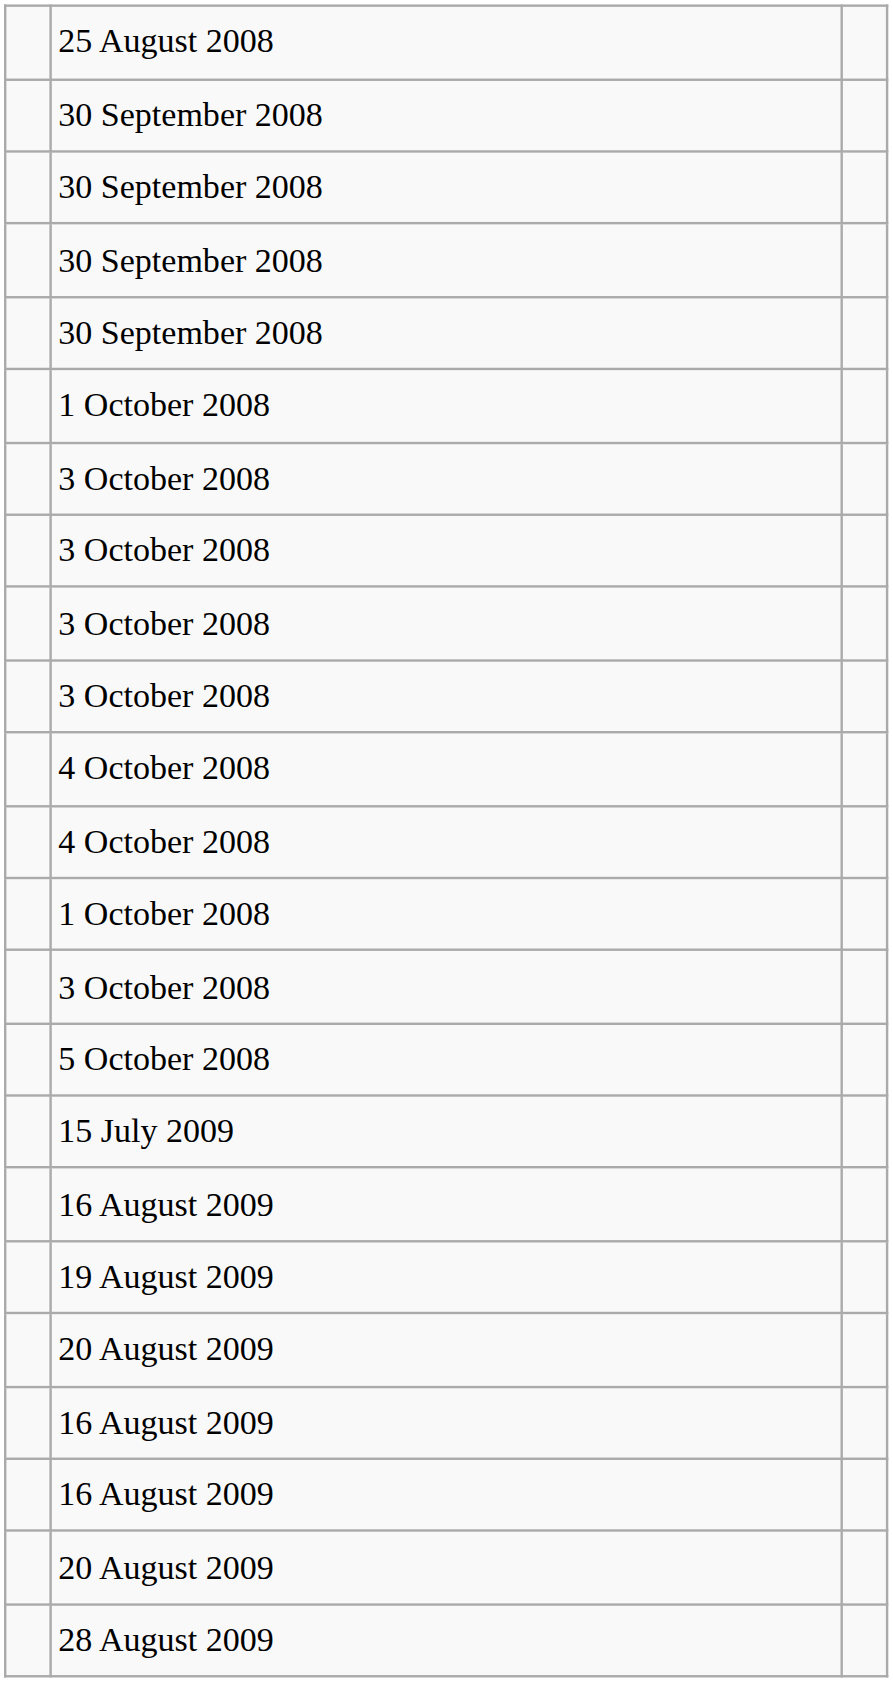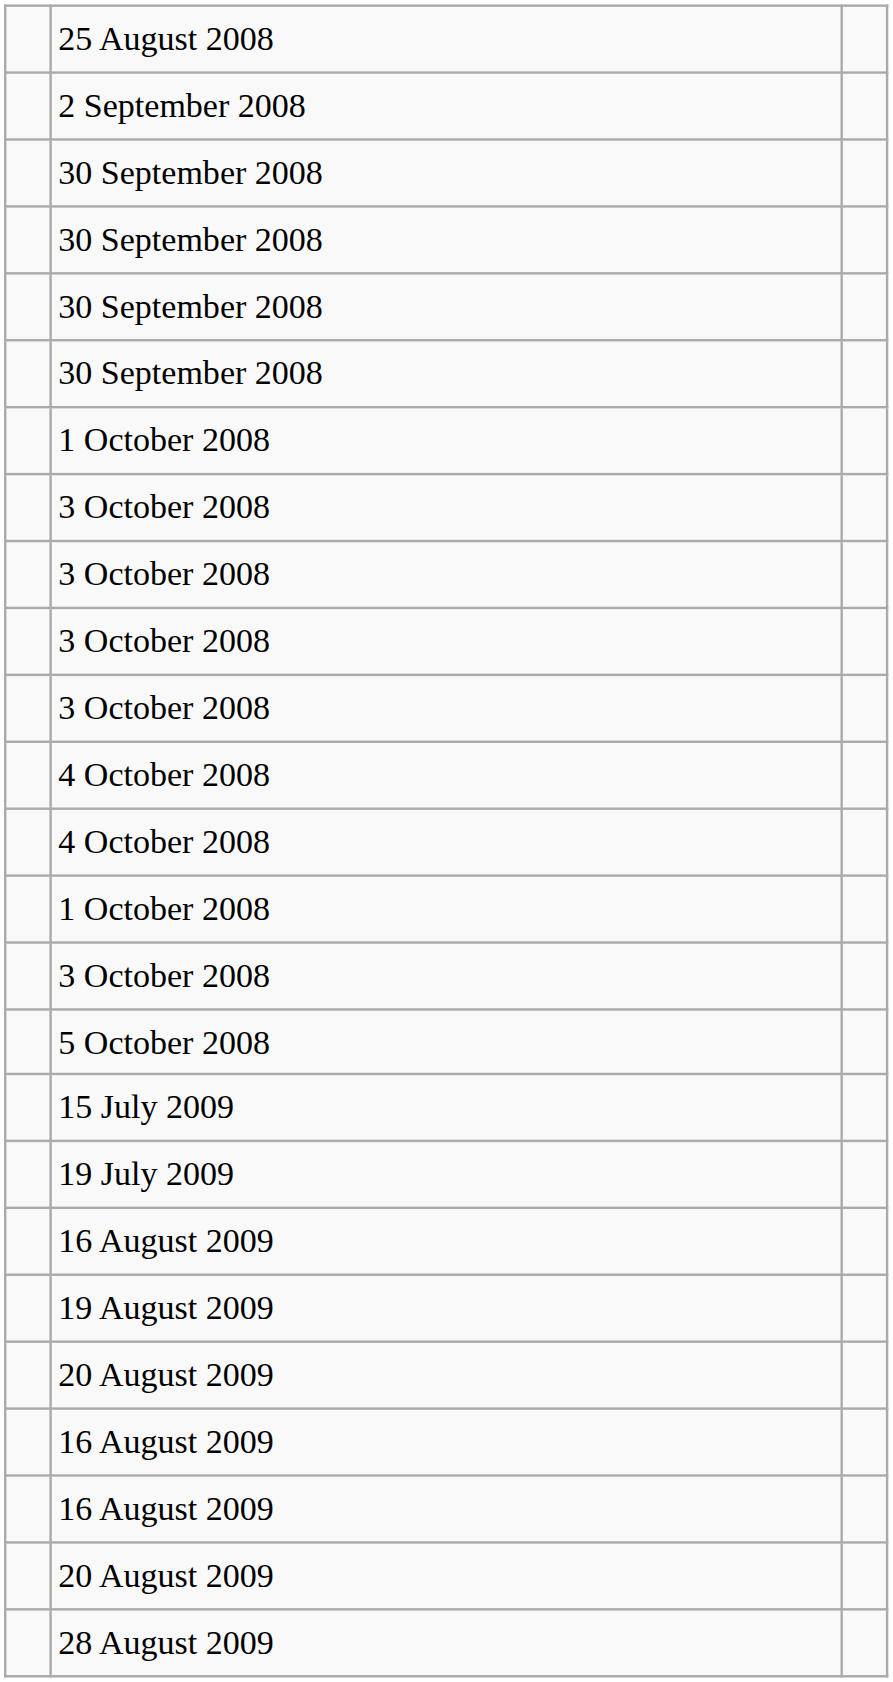+ row: (28, 106)
+ row: (28, 1175)
